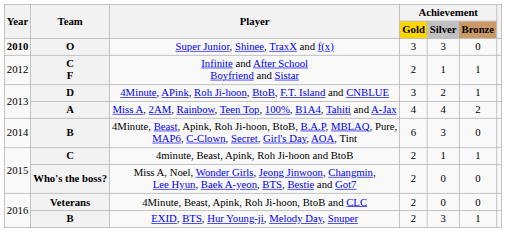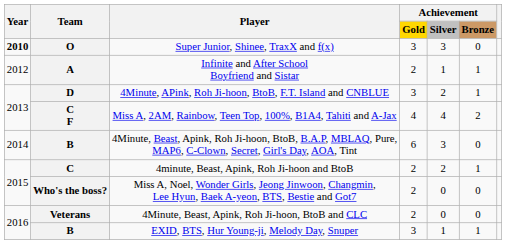(70, 70) C F -> (70, 70) A
(70, 110) A -> (70, 116) C F
(443, 156) 1 -> (443, 168) 2
(414, 219) 2 -> (414, 231) 3
(443, 219) 3 -> (443, 231) 1
